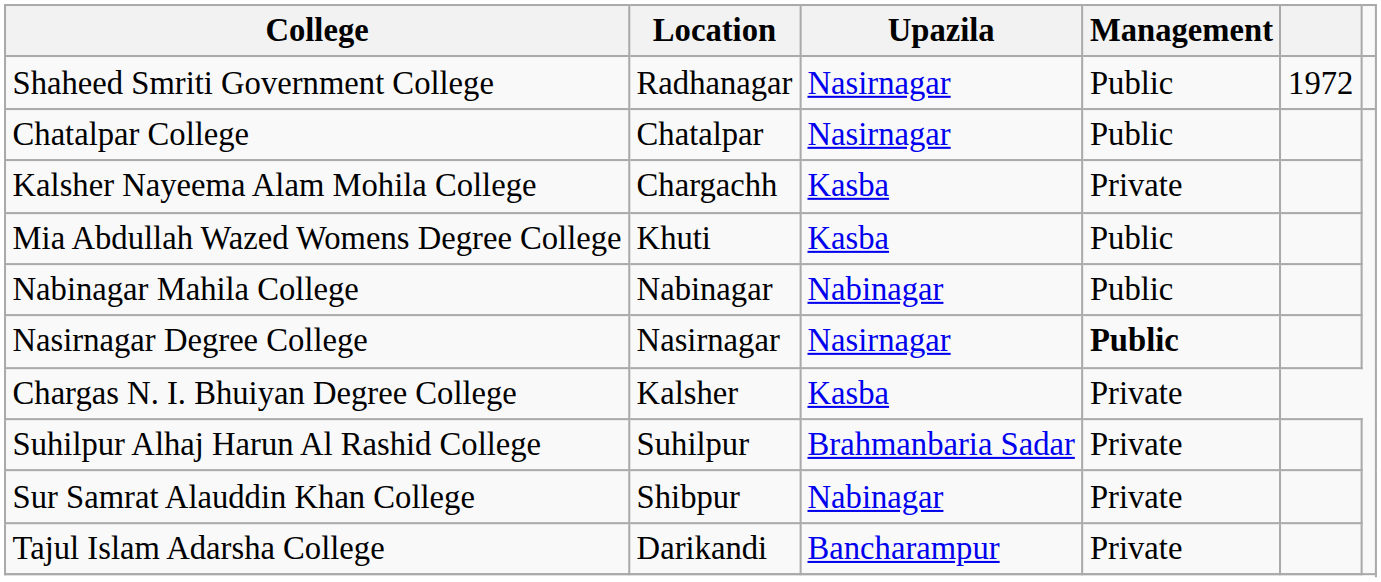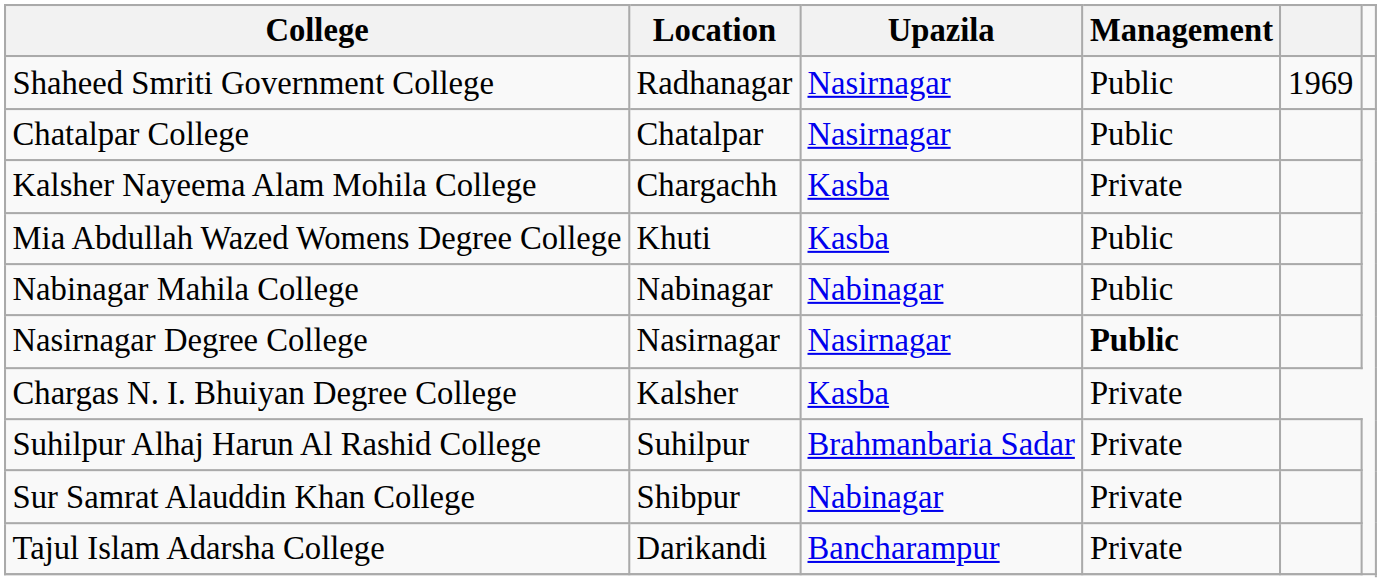(1321, 82) 1972 -> (1321, 82) 1969
